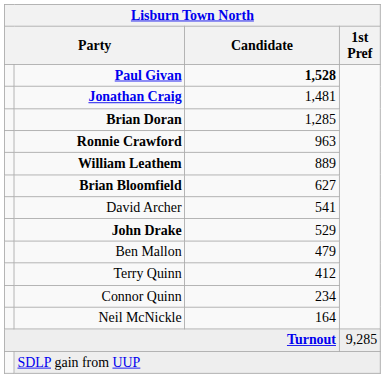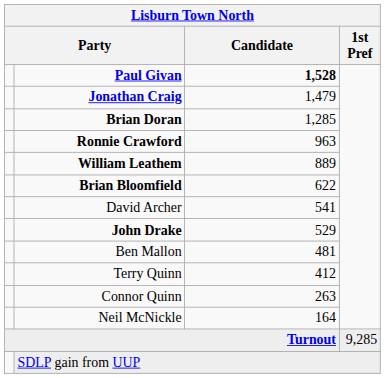(320, 97) 1,481 -> (320, 97) 1,479
(326, 185) 627 -> (326, 185) 622
(326, 251) 479 -> (326, 251) 481
(326, 296) 234 -> (326, 296) 263
